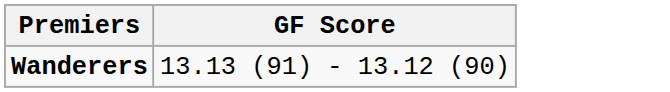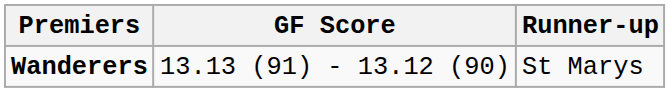+ column: (590, 26)
